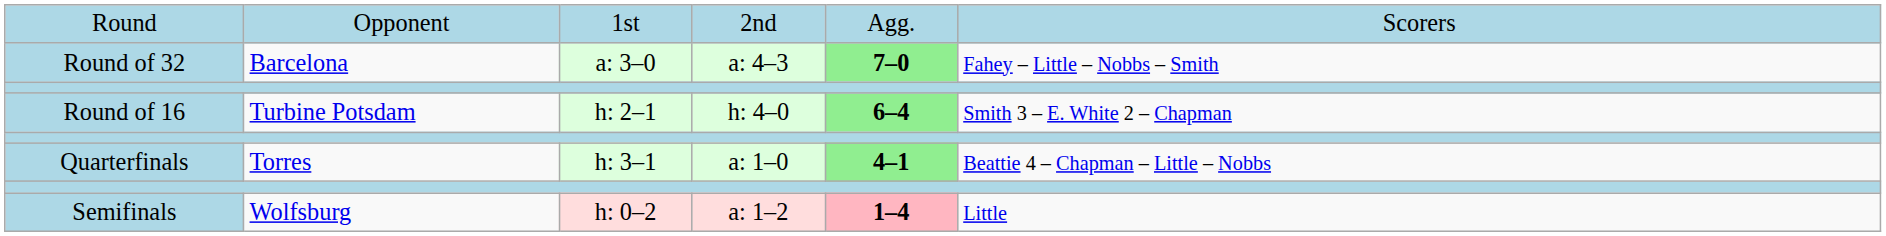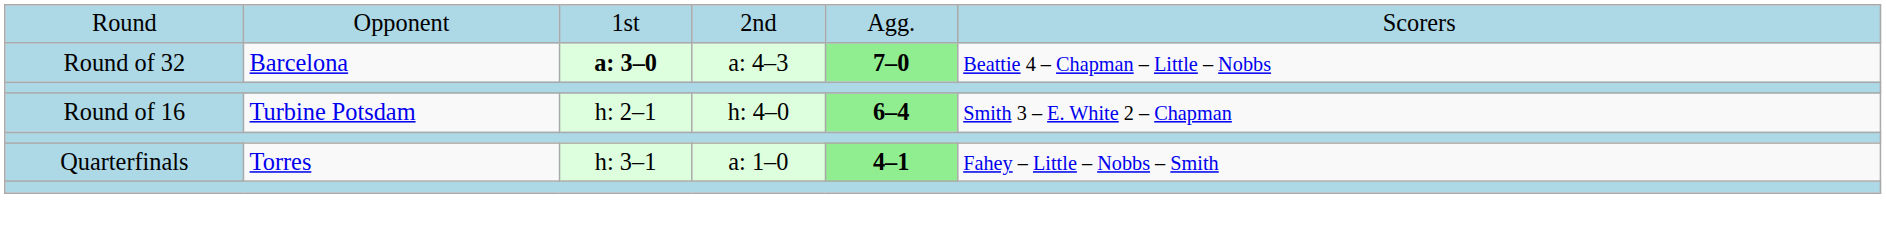(626, 62) normal -> (626, 62) bold
(1091, 63) Fahey – Little – Nobbs – Smith -> (1117, 63) Beattie 4 – Chapman – Little – Nobbs
(1117, 163) Beattie 4 – Chapman – Little – Nobbs -> (1091, 163) Fahey – Little – Nobbs – Smith
- row: (124, 211)
